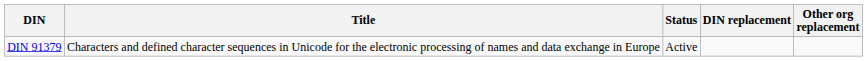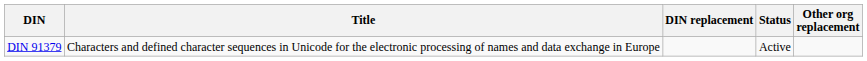columns swapped: (681, 20) <-> (747, 20)
